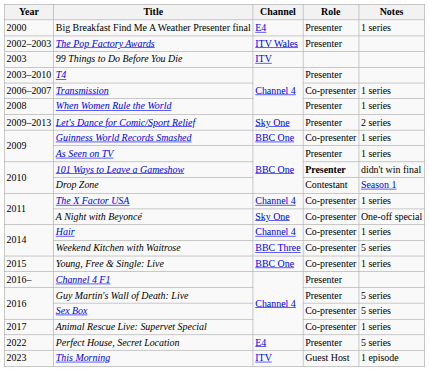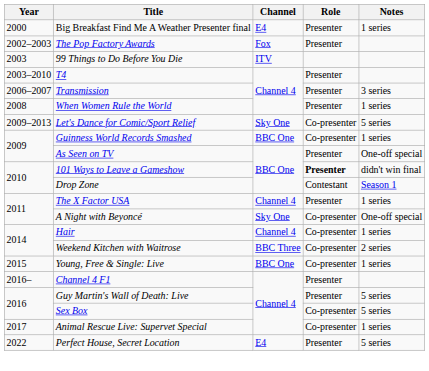(277, 43) ITV Wales -> (263, 43) Fox
(331, 91) Co-presenter -> (324, 91) Presenter
(376, 91) 1 series -> (376, 91) 3 series
(324, 122) Presenter -> (331, 122) Co-presenter
(376, 122) 2 series -> (376, 122) 5 series
(376, 153) 1 series -> (392, 153) One-off special
(331, 201) Co-presenter -> (324, 201) Presenter
(376, 248) 5 series -> (376, 248) 2 series
- row: (83, 358)
